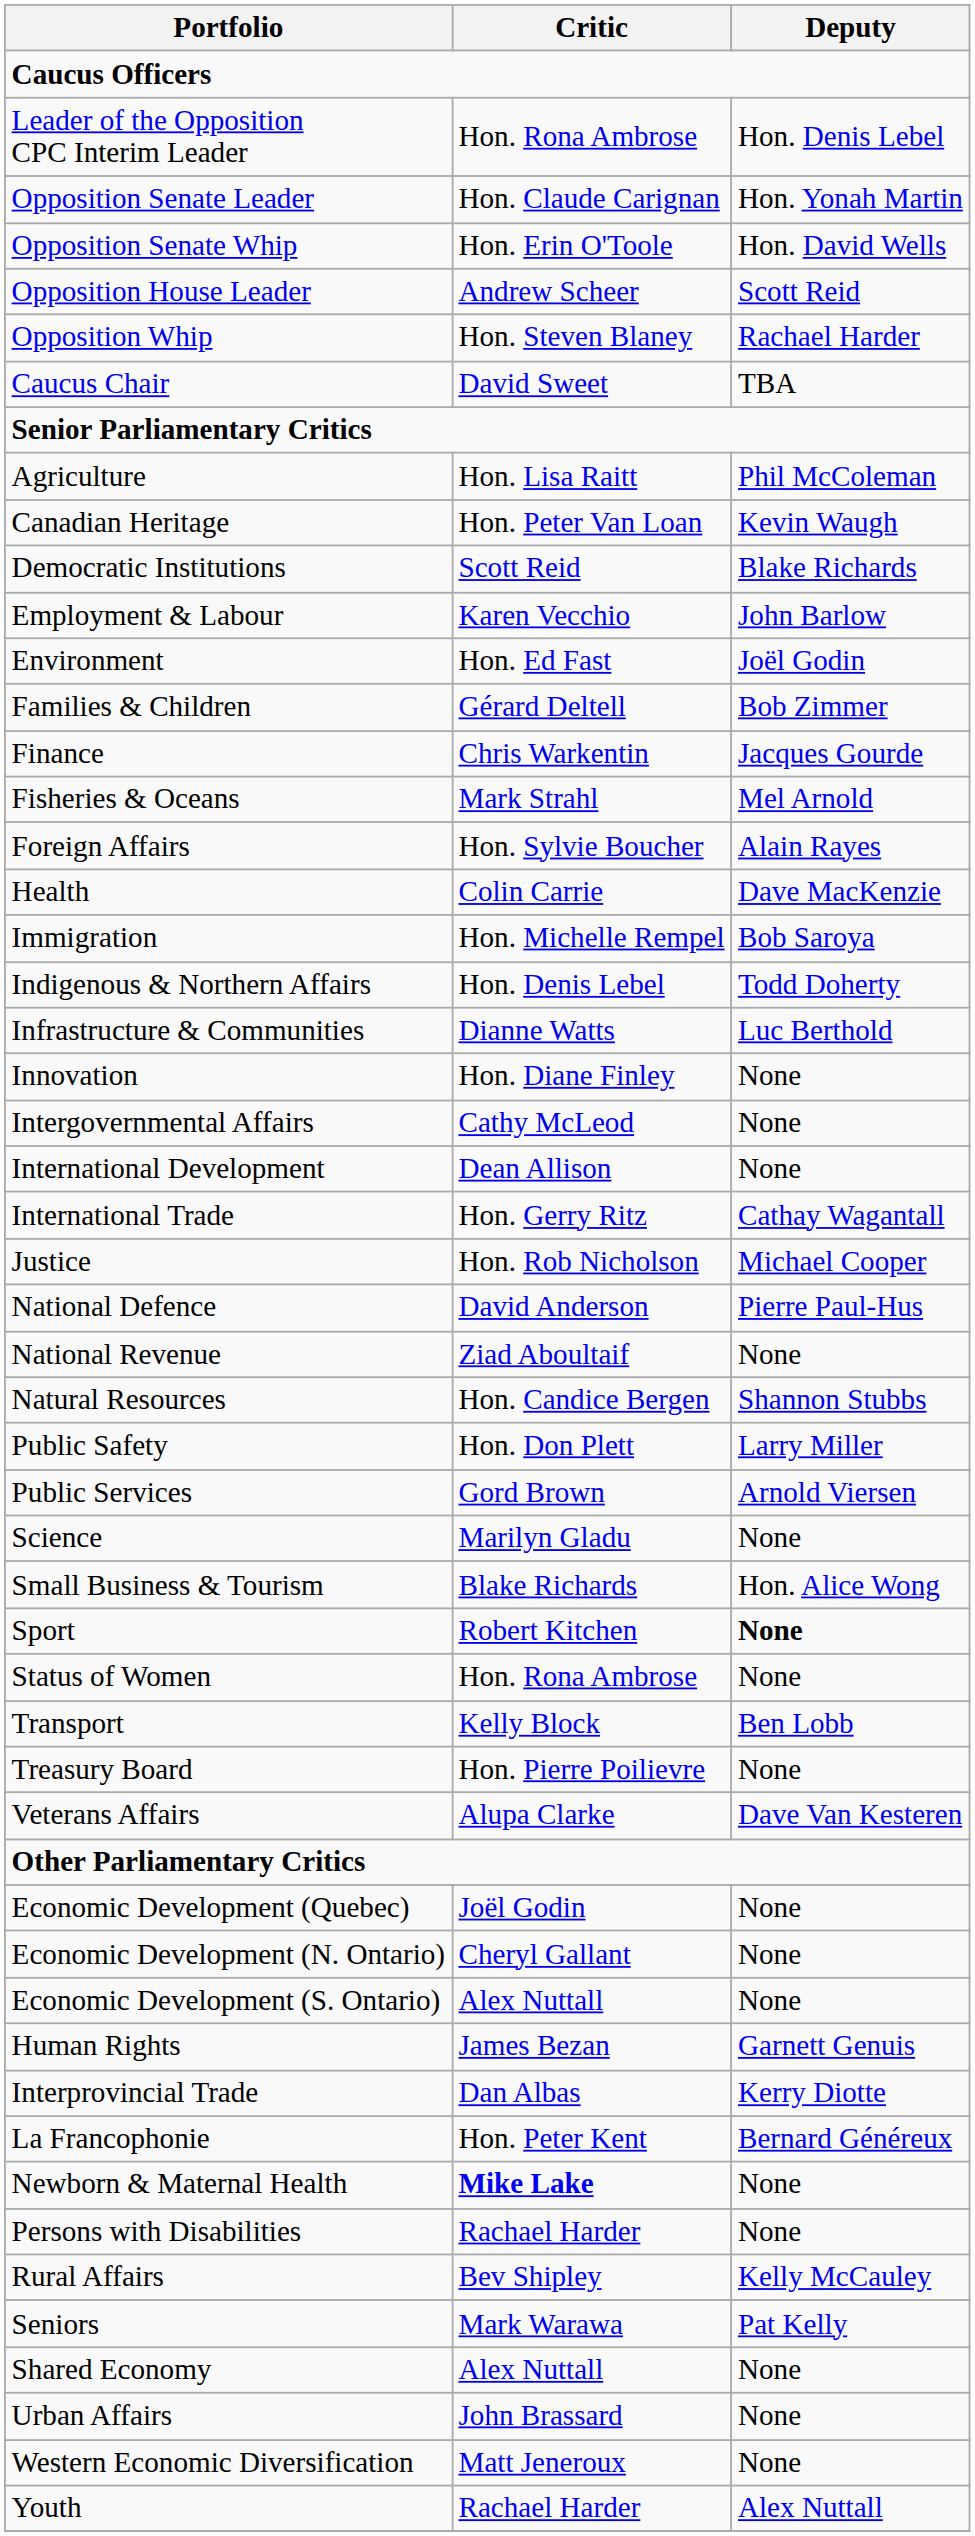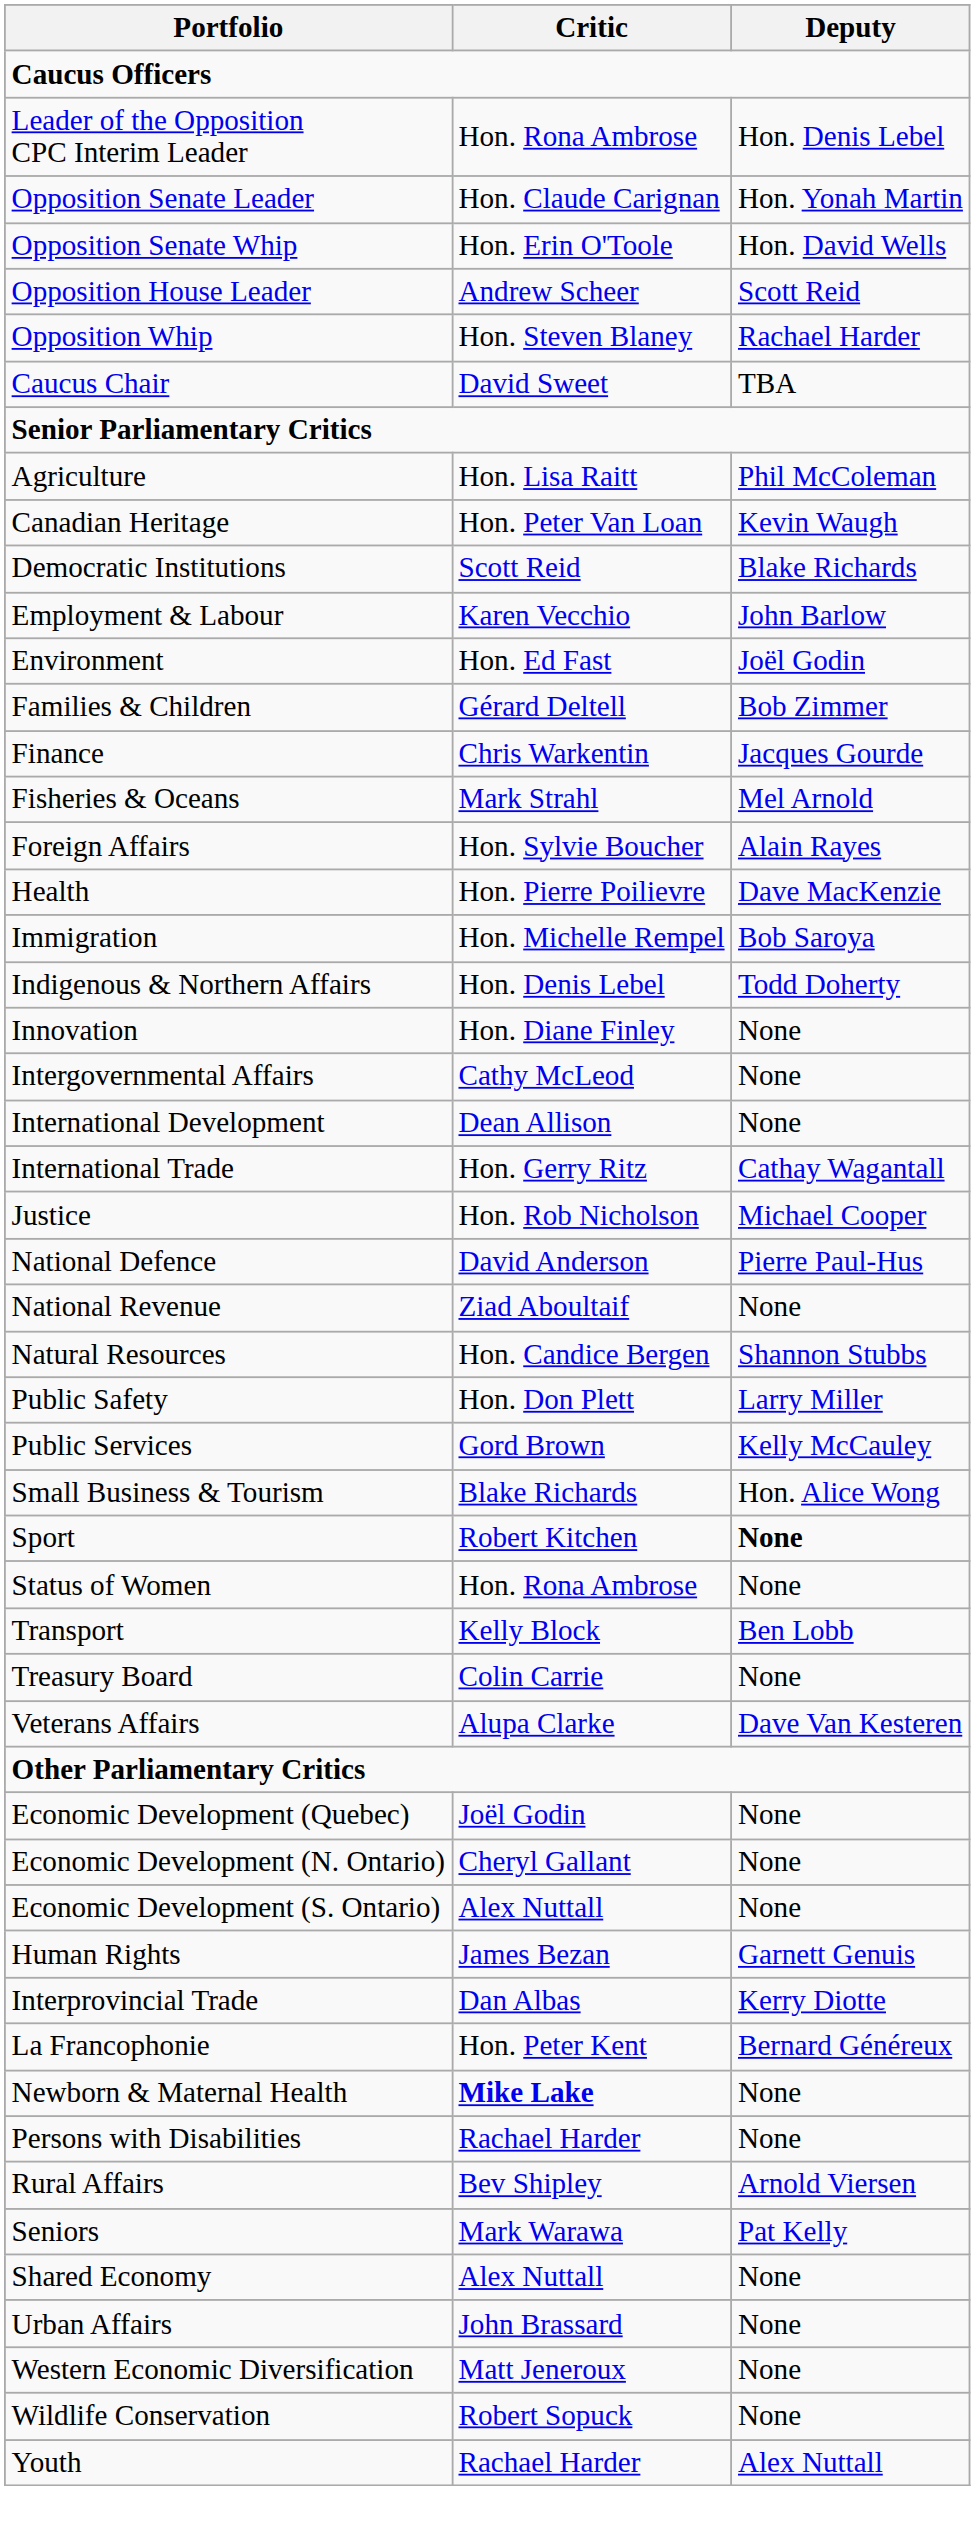(531, 891) Colin Carrie -> (582, 891) Hon. Pierre Poilievre
- row: (188, 1030)
(827, 1492) Arnold Viersen -> (835, 1445) Kelly McCauley
- row: (57, 1538)
(582, 1769) Hon. Pierre Poilievre -> (531, 1676) Colin Carrie
(835, 2277) Kelly McCauley -> (827, 2184) Arnold Viersen
+ row: (141, 2415)
